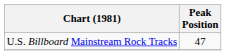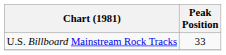(200, 41) 47 -> (200, 41) 33
